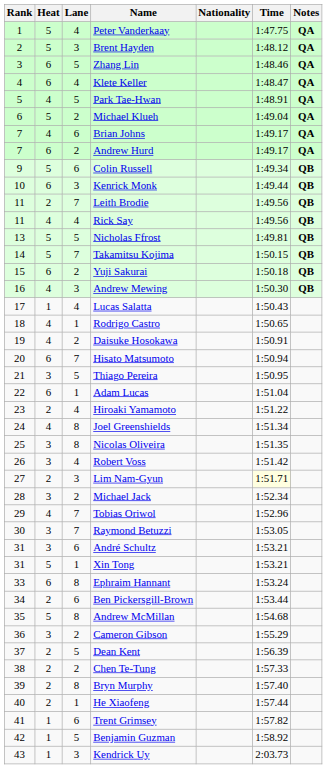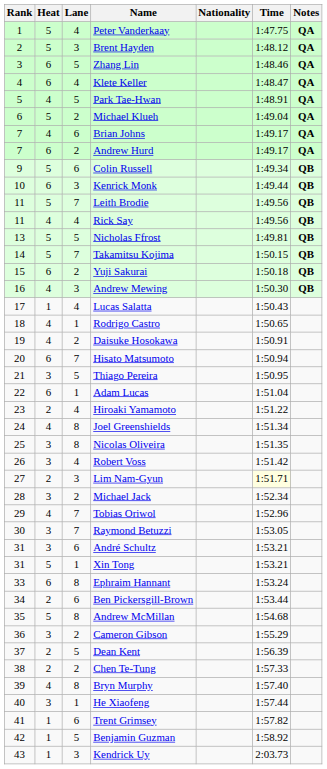(48, 202) 2 -> (48, 202) 5
(48, 686) 2 -> (48, 686) 4
(48, 703) 2 -> (48, 703) 3
